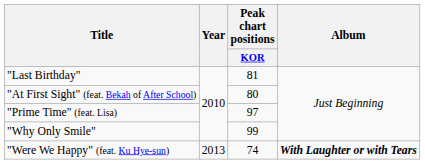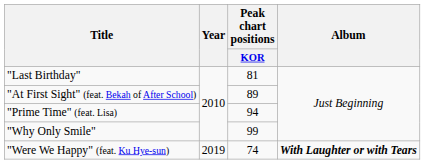(253, 94) 80 -> (253, 94) 89
(253, 112) 97 -> (253, 112) 94
(213, 149) 2013 -> (213, 149) 2019
